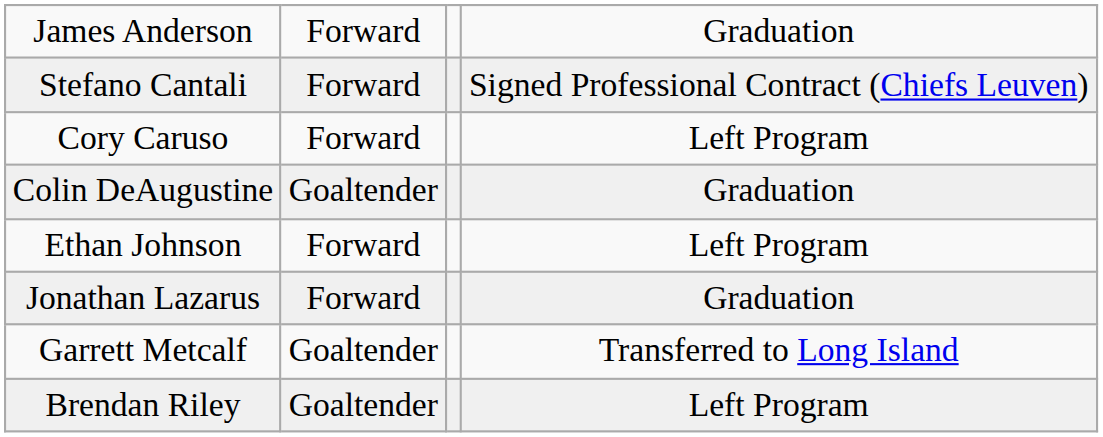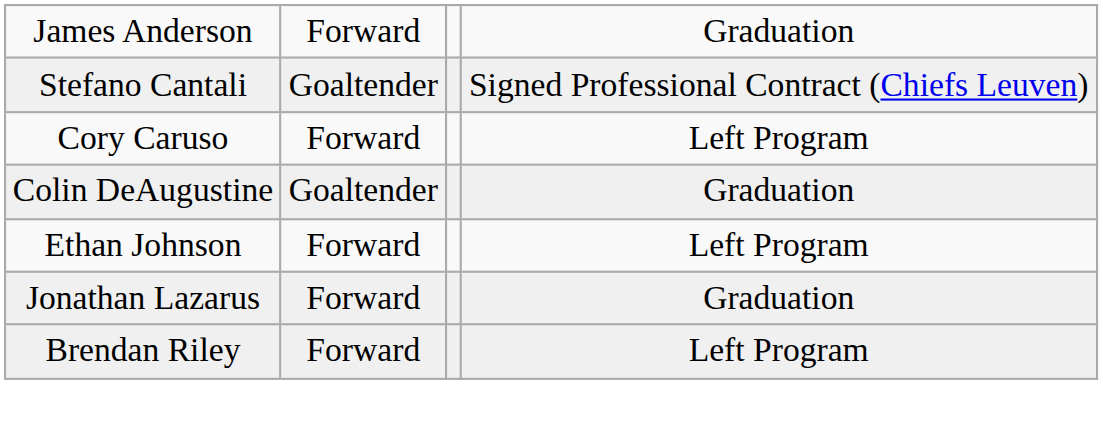(363, 84) Forward -> (363, 84) Goaltender
- row: (143, 350)
(363, 404) Goaltender -> (363, 350) Forward
